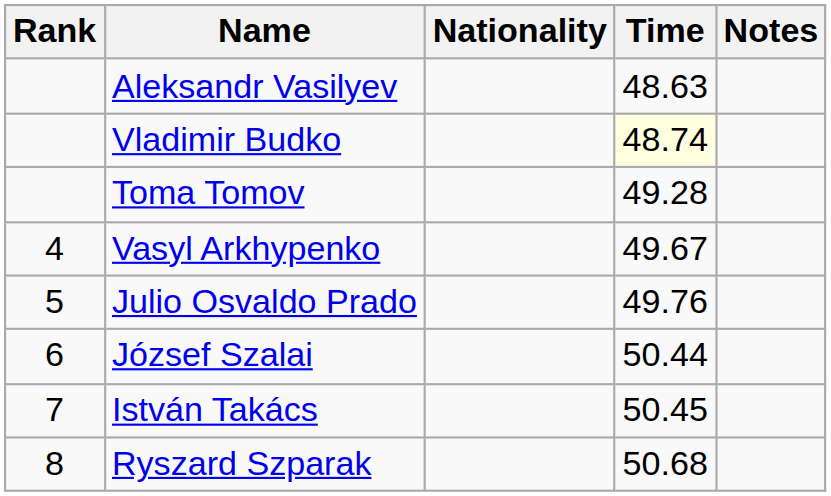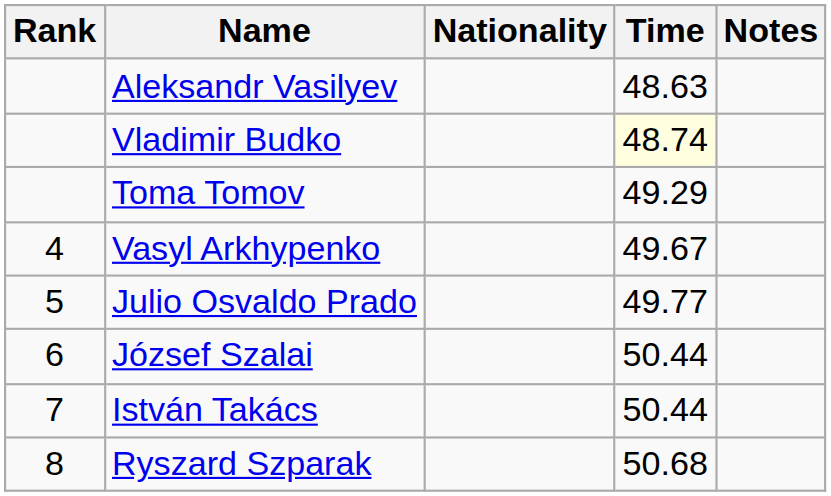(665, 193) 49.28 -> (665, 193) 49.29
(665, 301) 49.76 -> (665, 301) 49.77
(665, 409) 50.45 -> (665, 409) 50.44
